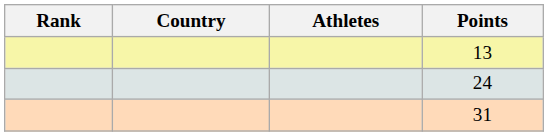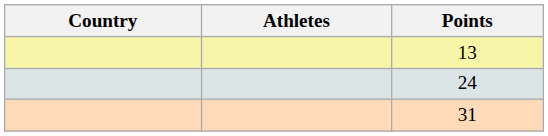- column: (59, 20)
